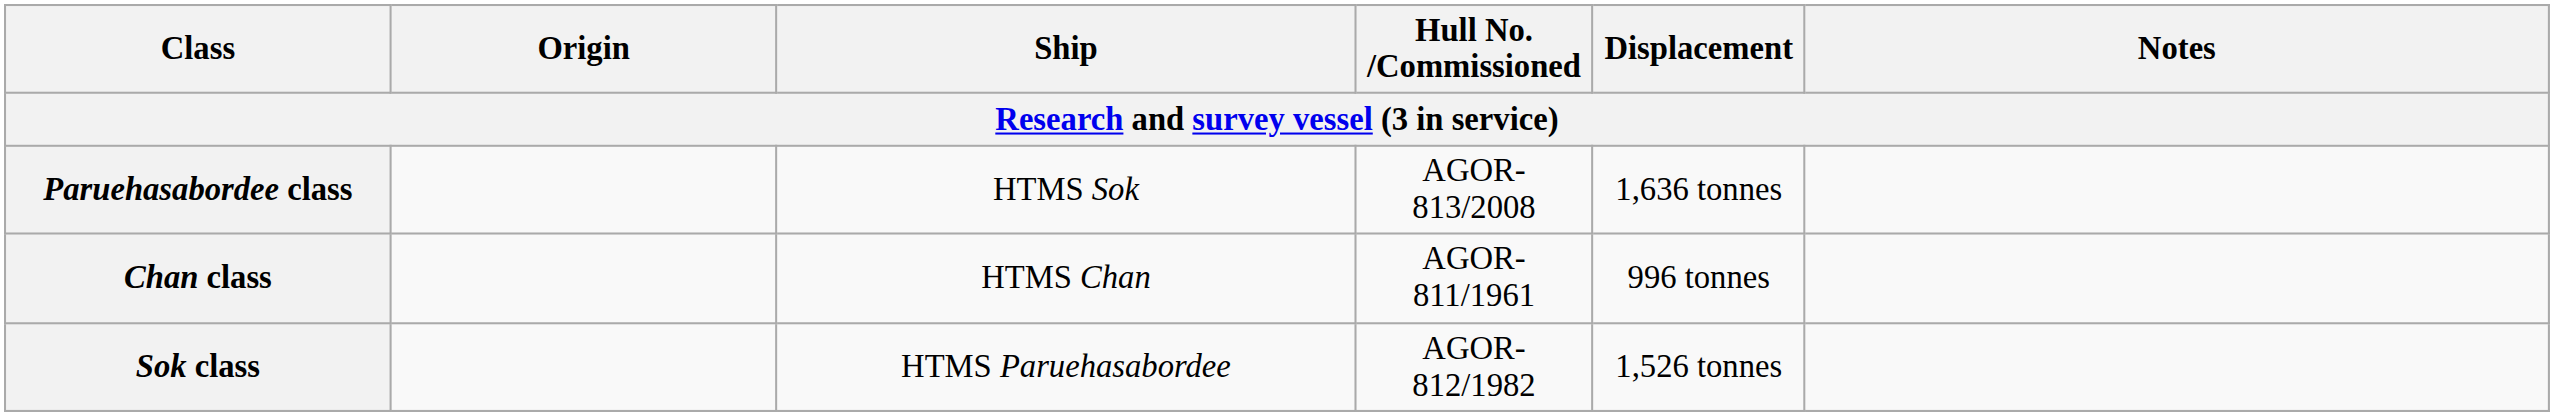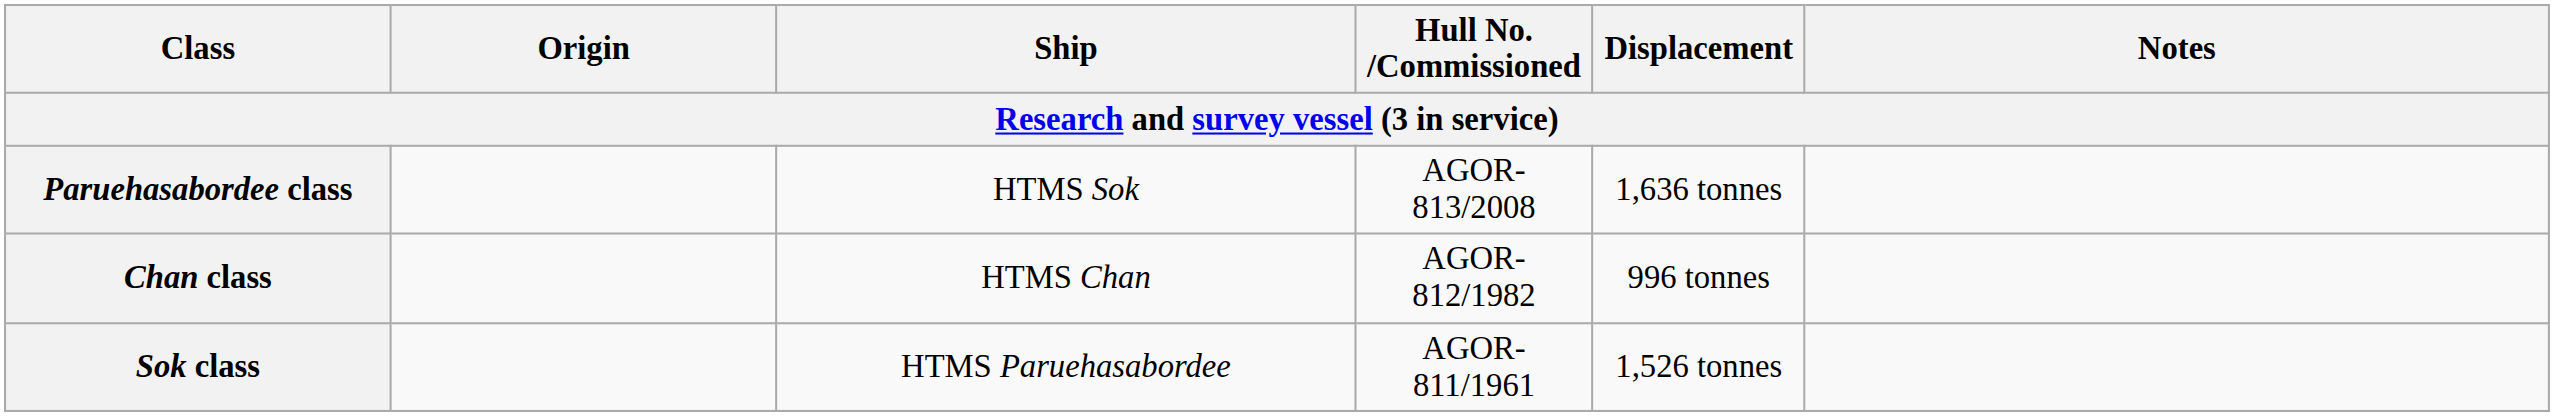(1474, 277) AGOR-811/1961 -> (1474, 277) AGOR-812/1982
(1474, 365) AGOR-812/1982 -> (1474, 365) AGOR-811/1961
